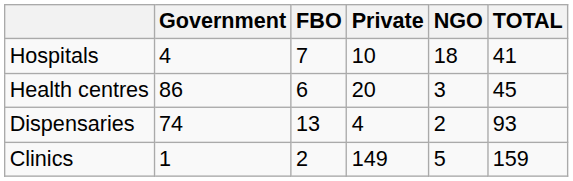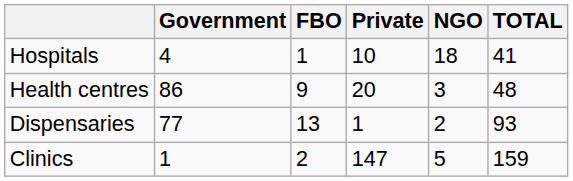(302, 55) 7 -> (302, 55) 1
(302, 90) 6 -> (302, 90) 9
(505, 90) 45 -> (505, 90) 48
(171, 124) 74 -> (171, 124) 77
(358, 124) 4 -> (358, 124) 1
(370, 158) 149 -> (370, 158) 147
